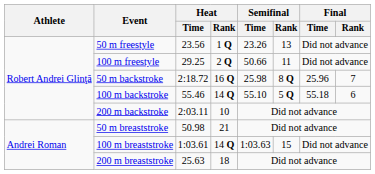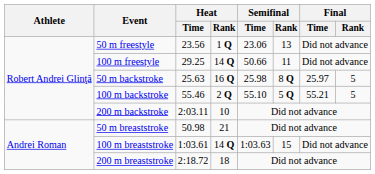(255, 45) 23.26 -> (255, 45) 23.06
(224, 62) 2 Q -> (224, 62) 14 Q
(193, 78) 2:18.72 -> (193, 78) 25.63
(318, 78) 25.96 -> (318, 78) 25.97
(353, 78) 7 -> (353, 78) 5
(224, 95) 14 Q -> (224, 95) 2 Q
(318, 95) 55.18 -> (318, 95) 55.21
(353, 95) 6 -> (353, 95) 5
(193, 161) 25.63 -> (193, 161) 2:18.72
